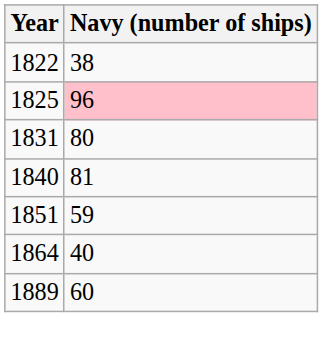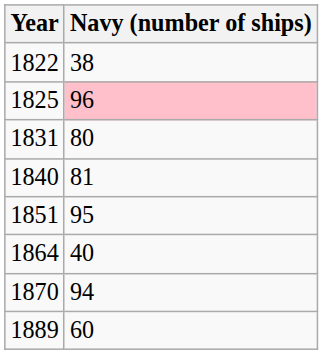(82, 215) 59 -> (82, 215) 95
+ row: (35, 292)
